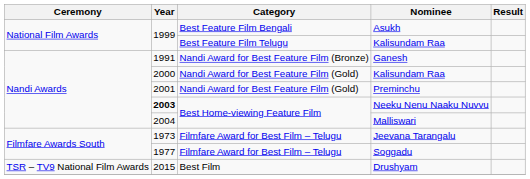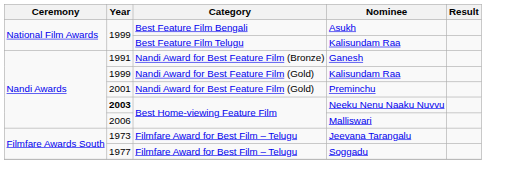(164, 74) 2000 -> (120, 74) 1999
(164, 120) 2004 -> (120, 120) 2006
- row: (200, 167)
